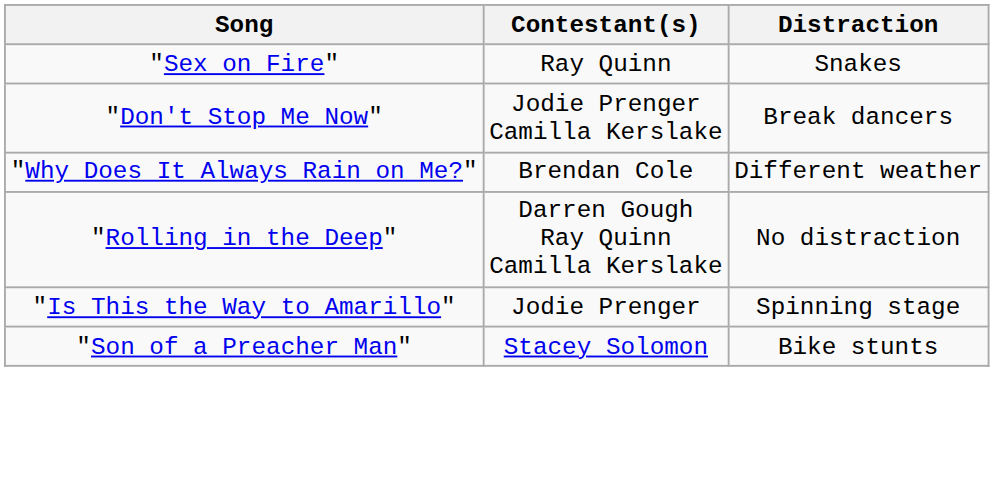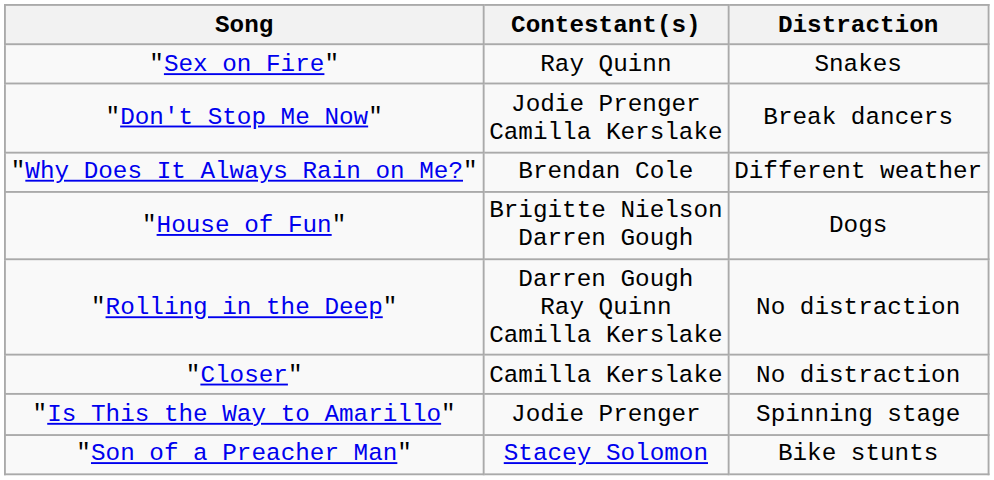+ row: (244, 225)
+ row: (244, 375)
